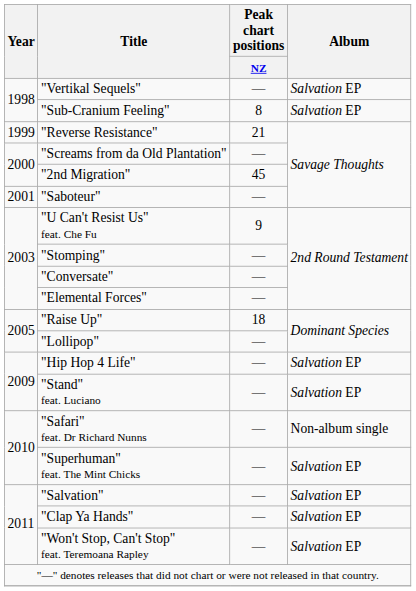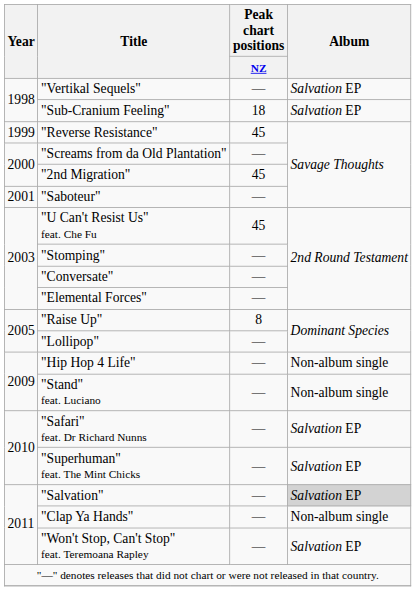(259, 110) 8 -> (259, 110) 18
(259, 132) 21 -> (259, 132) 45
(259, 226) 9 -> (259, 226) 45
(259, 320) 18 -> (259, 320) 8
(326, 363) Salvation EP -> (339, 363) Non-album single
(326, 392) Salvation EP -> (339, 392) Non-album single
(339, 429) Non-album single -> (326, 429) Salvation EP
(326, 495) no background -> (326, 495) lightgrey background
(326, 516) Salvation EP -> (339, 516) Non-album single
